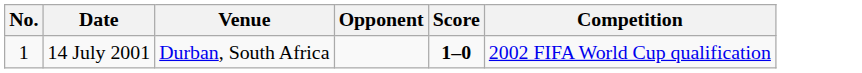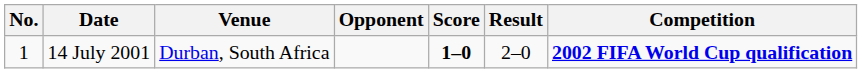+ column: (516, 20)
(630, 51) normal -> (702, 51) bold
